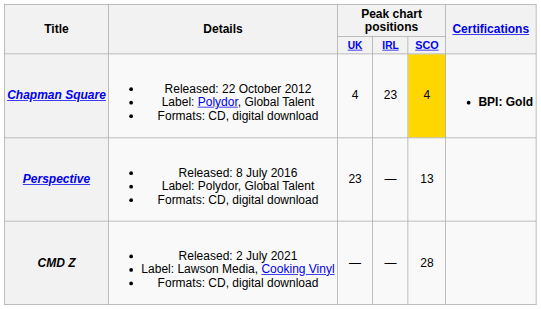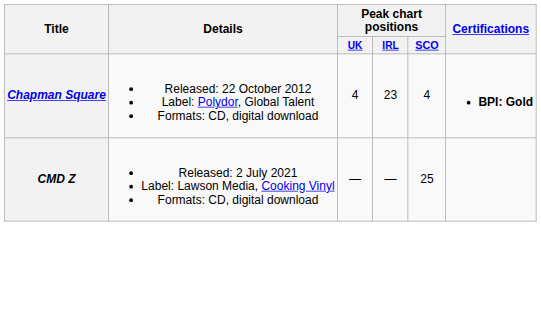(427, 95) gold background -> (427, 95) no background
- row: (56, 179)
(427, 262) 28 -> (427, 179) 25
